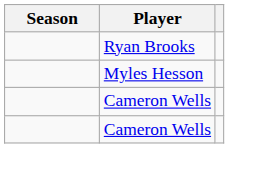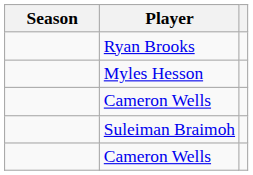+ row: (52, 129)
